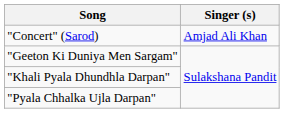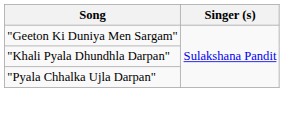- row: (53, 35)
